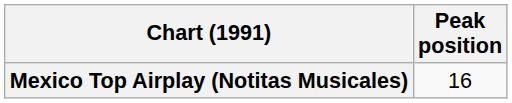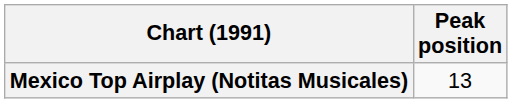(460, 80) 16 -> (460, 80) 13
